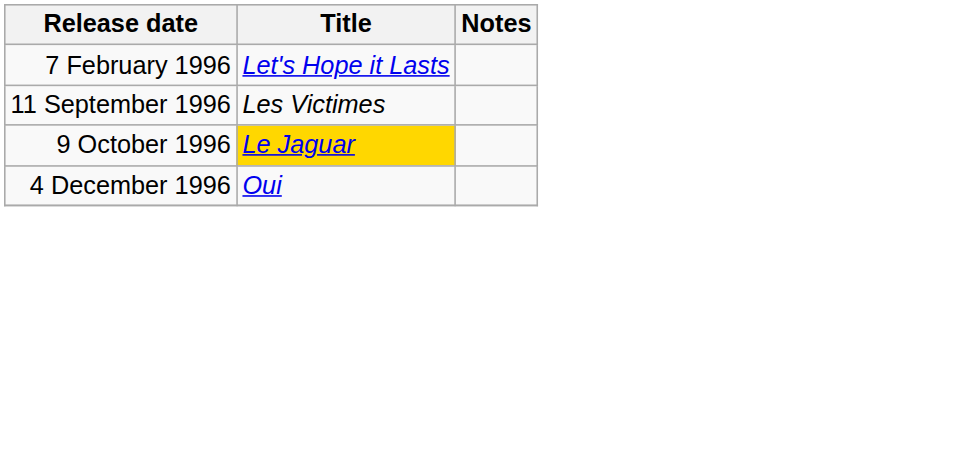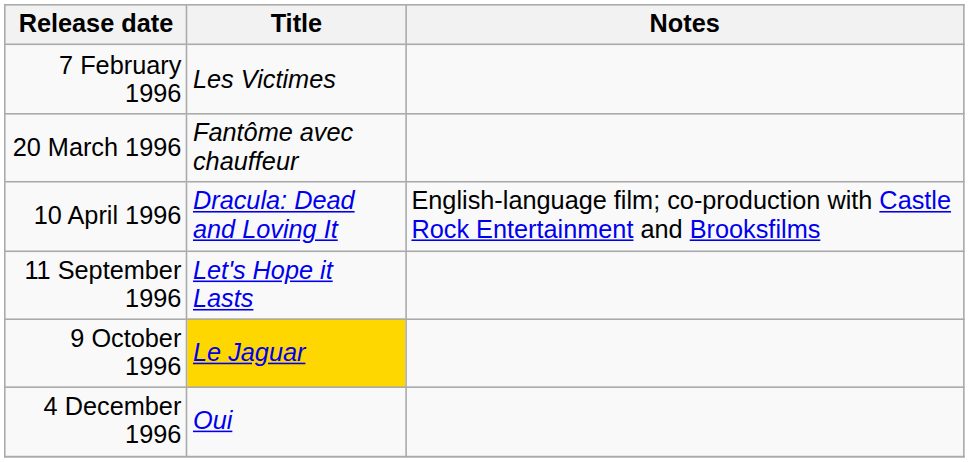(346, 64) Let's Hope it Lasts -> (264, 78) Les Victimes
+ row: (97, 147)
+ row: (108, 215)
(314, 104) Les Victimes -> (263, 284) Let's Hope it Lasts
